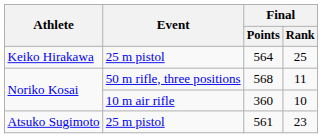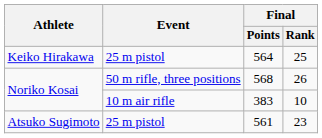(300, 79) 11 -> (300, 79) 26
(263, 100) 360 -> (263, 100) 383
